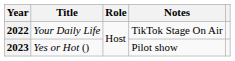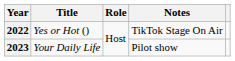(67, 30) Your Daily Life -> (61, 30) Yes or Hot ()
(61, 47) Yes or Hot () -> (67, 47) Your Daily Life
